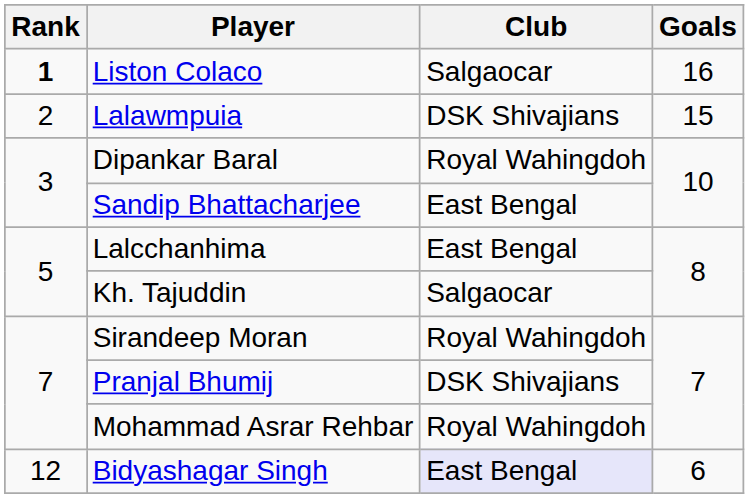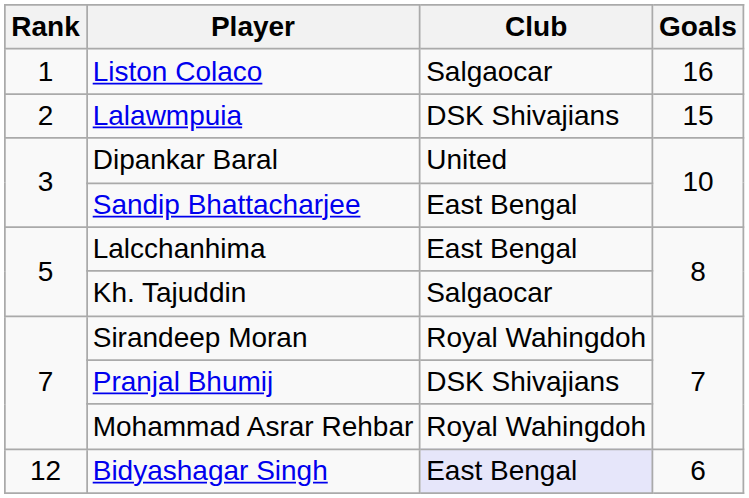(46, 71) bold -> (46, 71) normal
(536, 159) Royal Wahingdoh -> (467, 159) United
